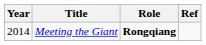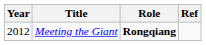(18, 31) 2014 -> (18, 31) 2012
